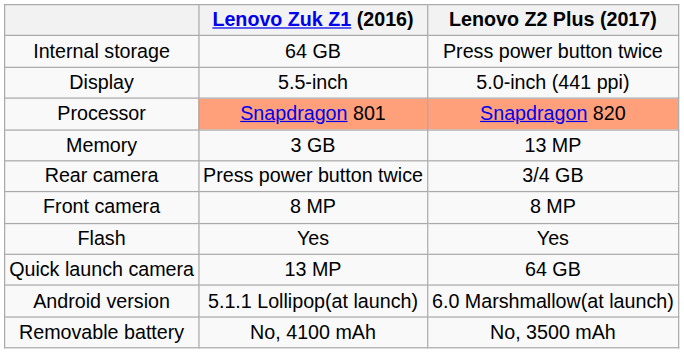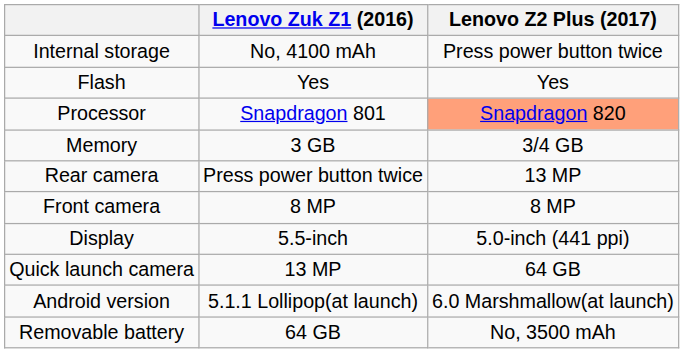(313, 51) 64 GB -> (313, 51) No, 4100 mAh
rows swapped: (102, 82) <-> (102, 238)
(313, 113) lightsalmon background -> (313, 113) no background
(553, 144) 13 MP -> (553, 144) 3/4 GB
(553, 176) 3/4 GB -> (553, 176) 13 MP
(313, 332) No, 4100 mAh -> (313, 332) 64 GB
